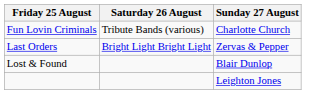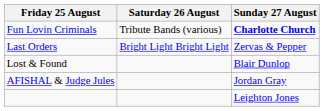(253, 30) normal -> (275, 30) bold
+ row: (61, 81)
